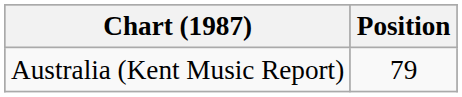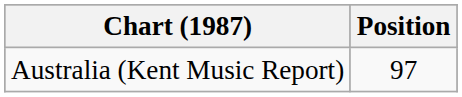(404, 69) 79 -> (404, 69) 97
